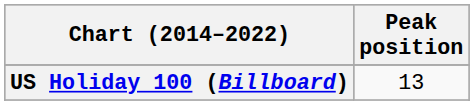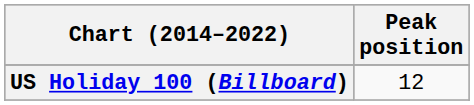(411, 83) 13 -> (411, 83) 12
